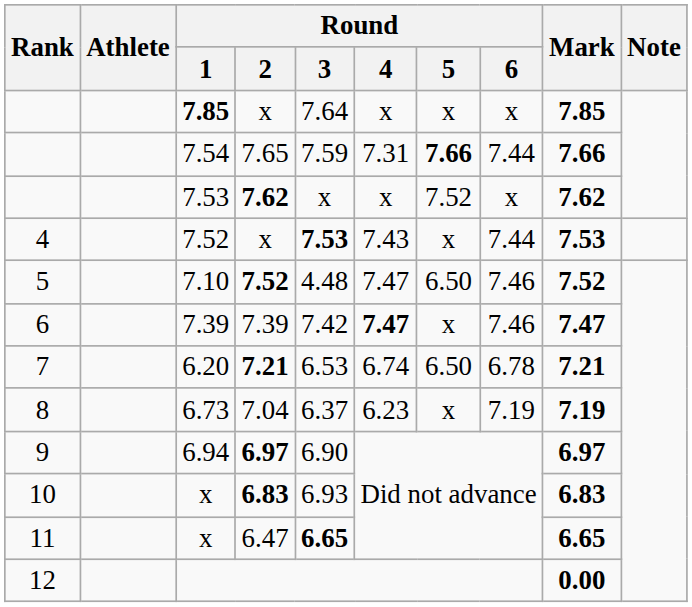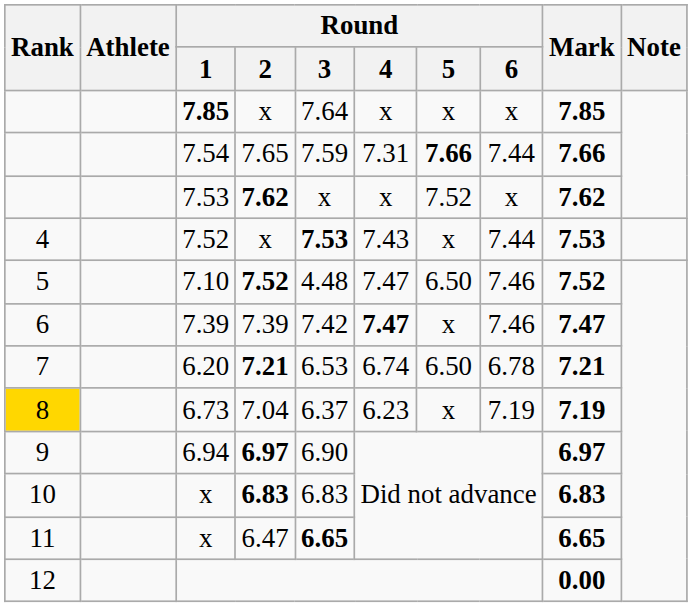(42, 409) no background -> (42, 409) gold background
(325, 494) 6.93 -> (325, 494) 6.83
